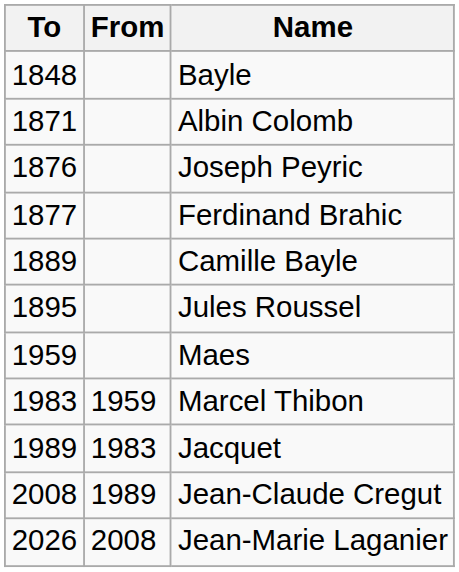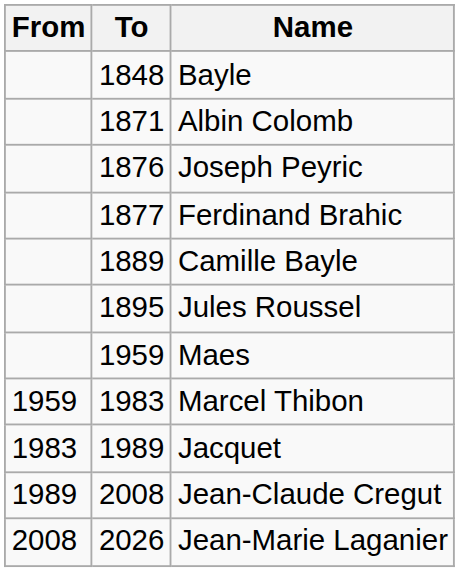columns swapped: (128, 27) <-> (44, 27)
